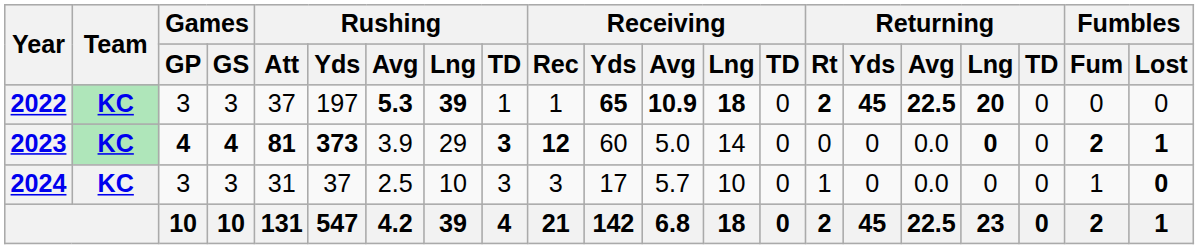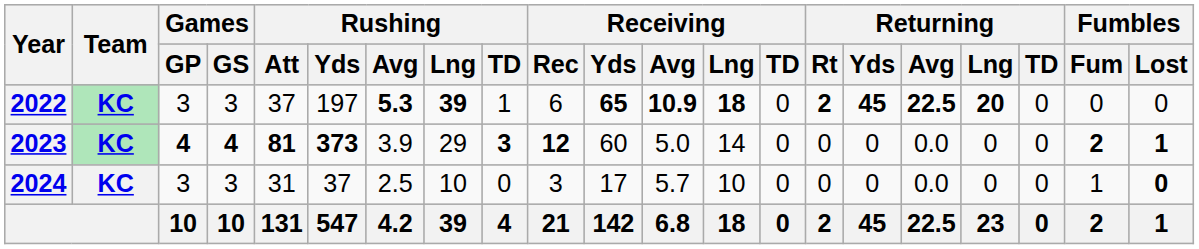(556, 104) 1 -> (556, 104) 6
(990, 143) bold -> (990, 143) normal
(504, 183) 3 -> (504, 183) 0
(824, 183) 1 -> (824, 183) 0
